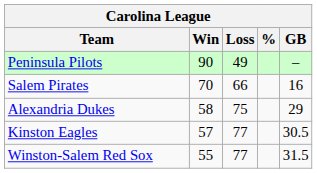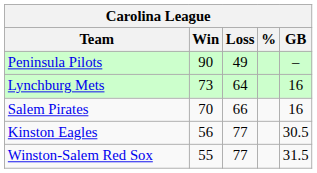+ row: (56, 86)
- row: (61, 109)
(206, 132) 57 -> (206, 132) 56
